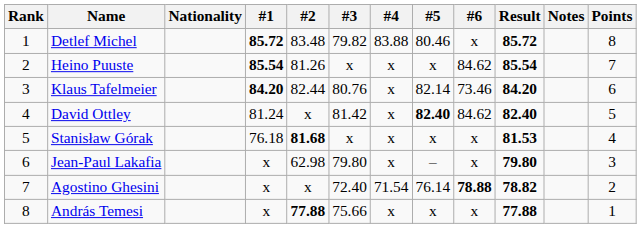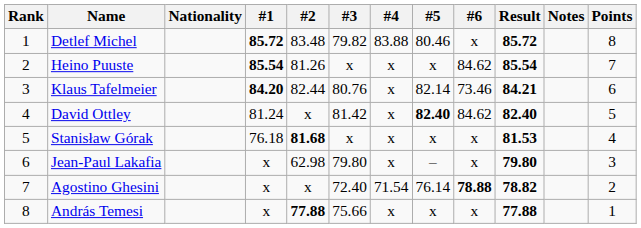(520, 89) 84.20 -> (520, 89) 84.21
